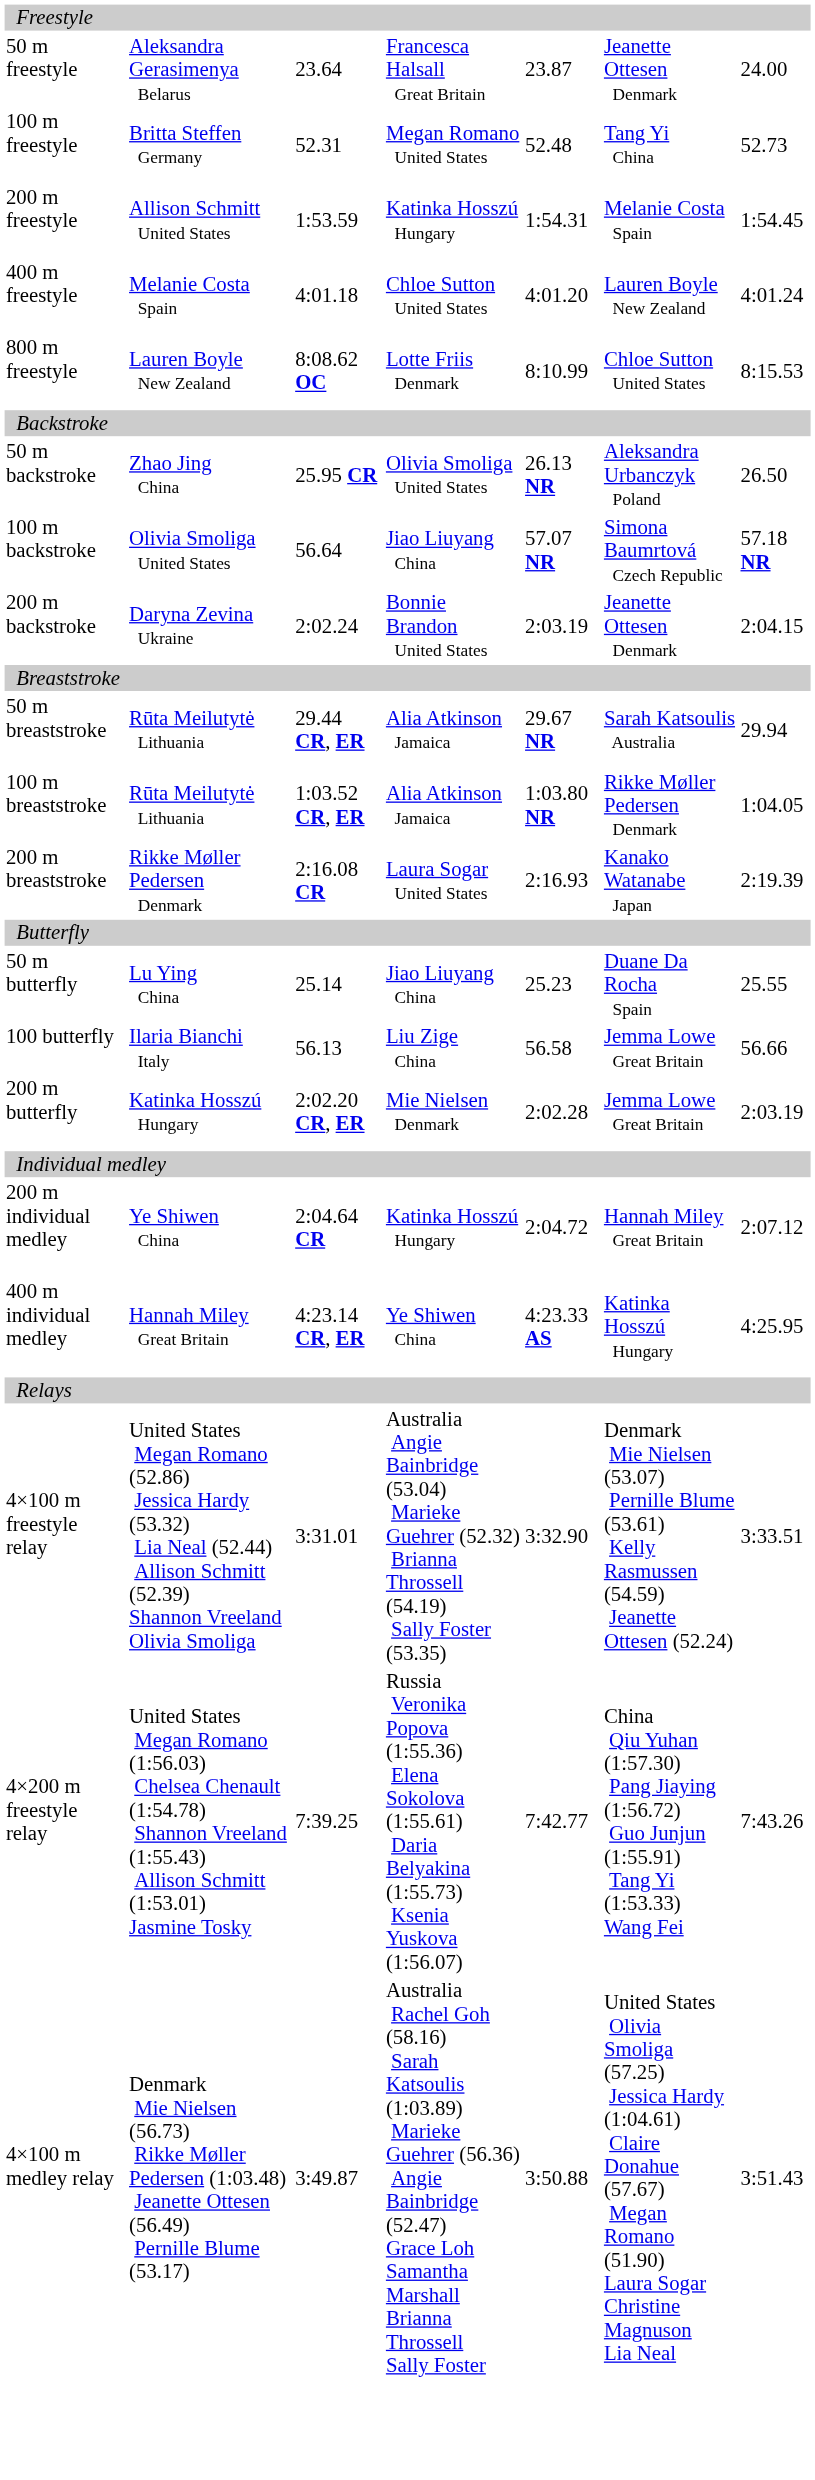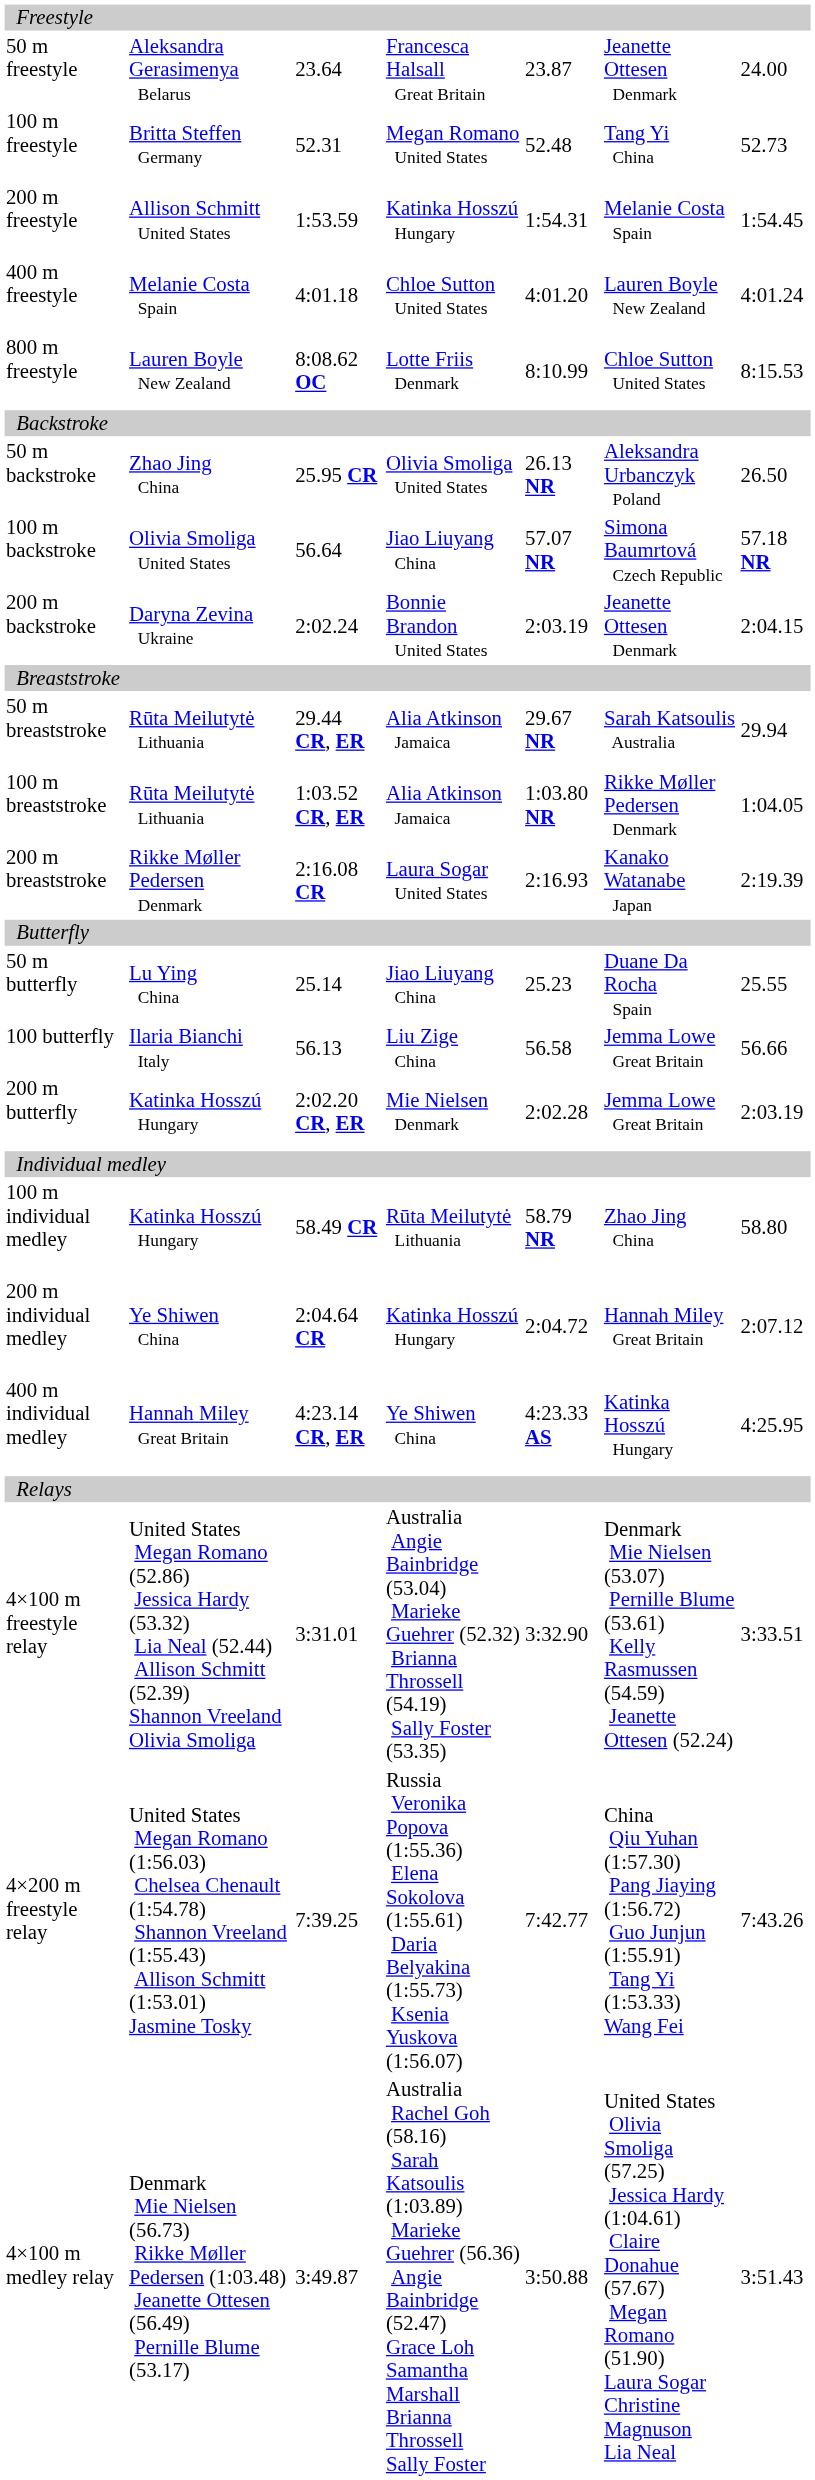+ row: (48, 1227)
